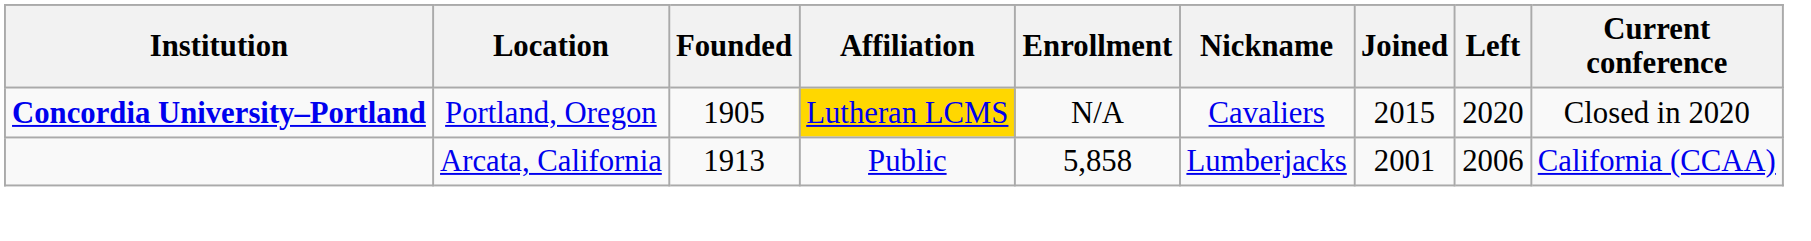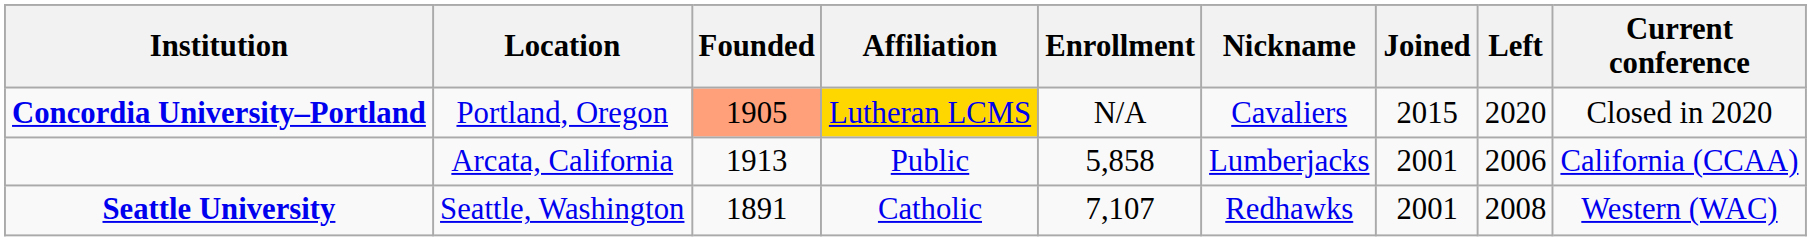(734, 112) no background -> (757, 112) lightsalmon background
+ row: (219, 209)
